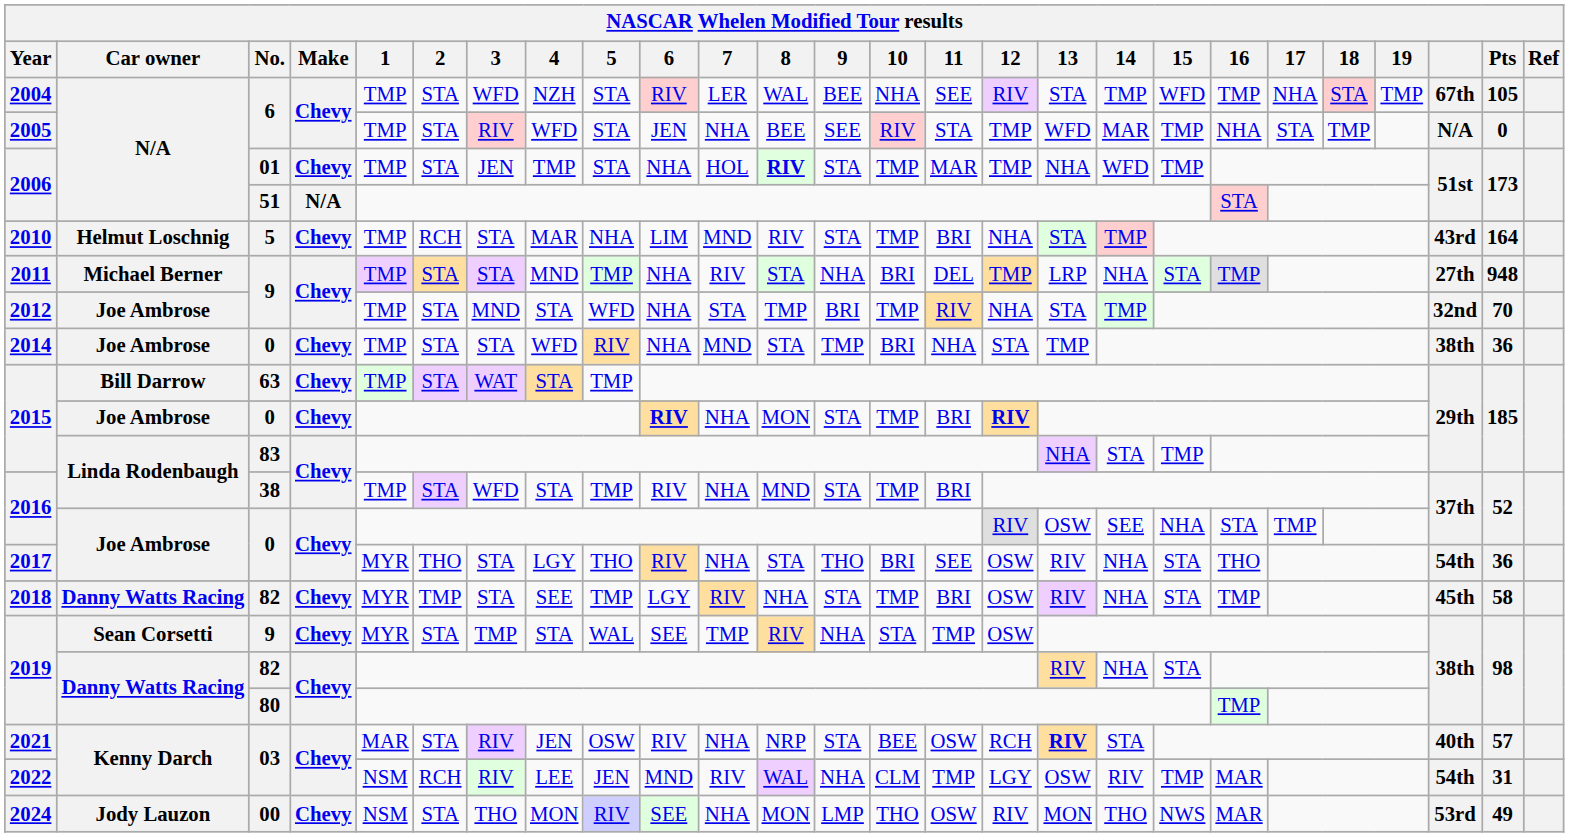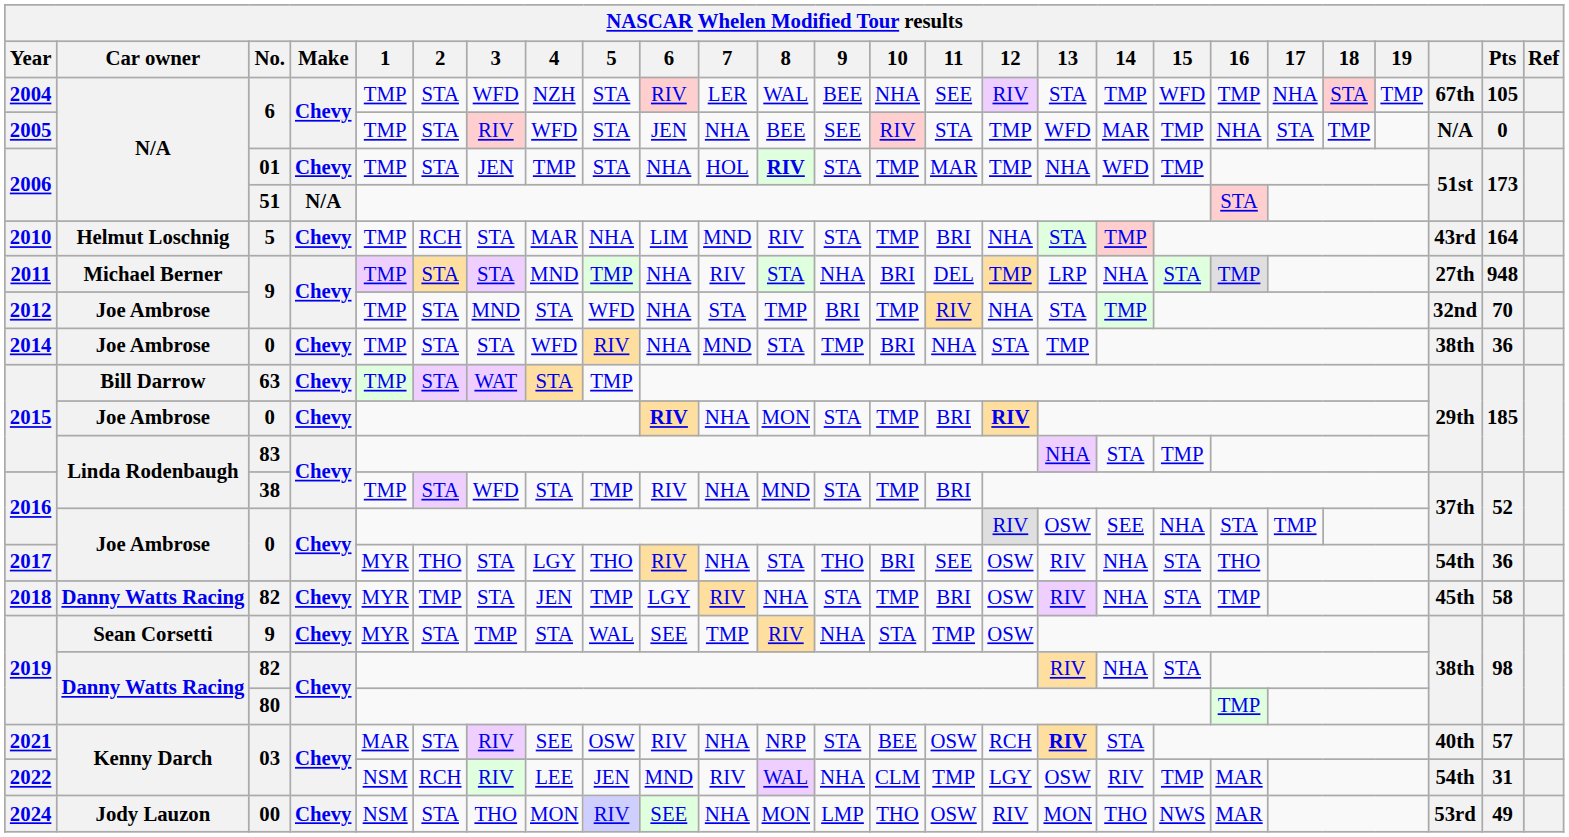(554, 597) SEE -> (554, 597) JEN
(554, 741) JEN -> (554, 741) SEE
